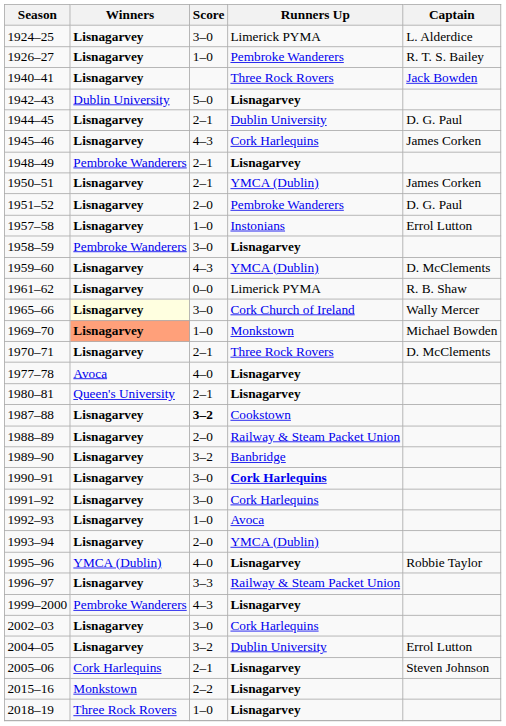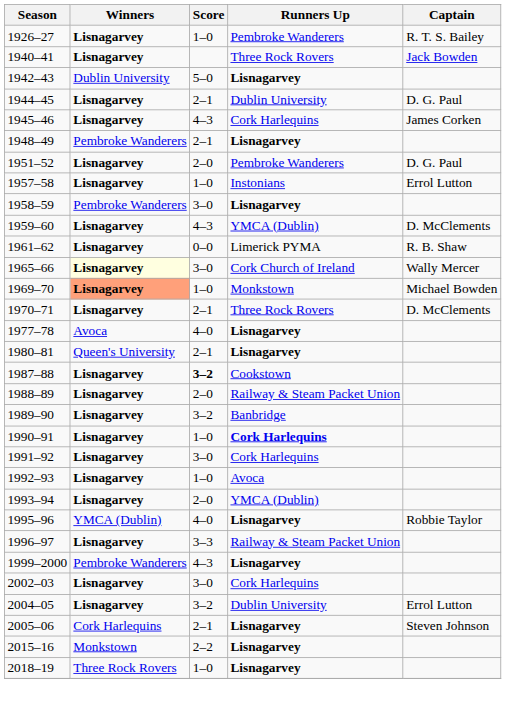- row: (31, 36)
- row: (31, 183)
(203, 478) 3–0 -> (203, 436) 1–0
